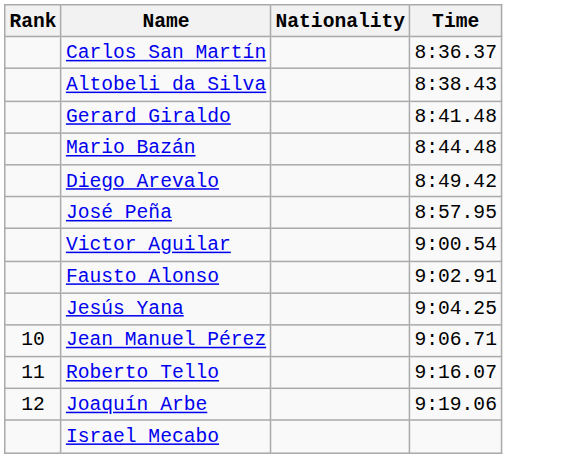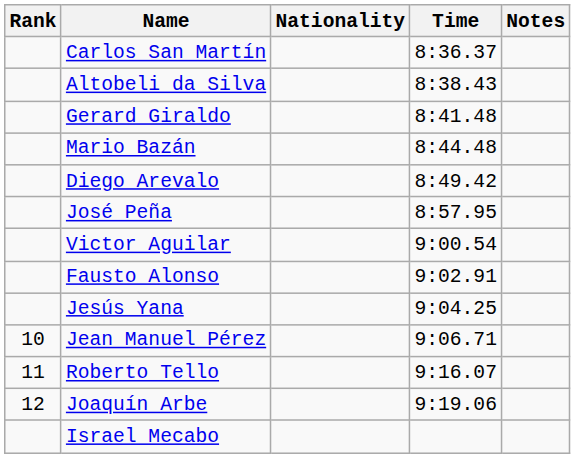+ column: (536, 21)
